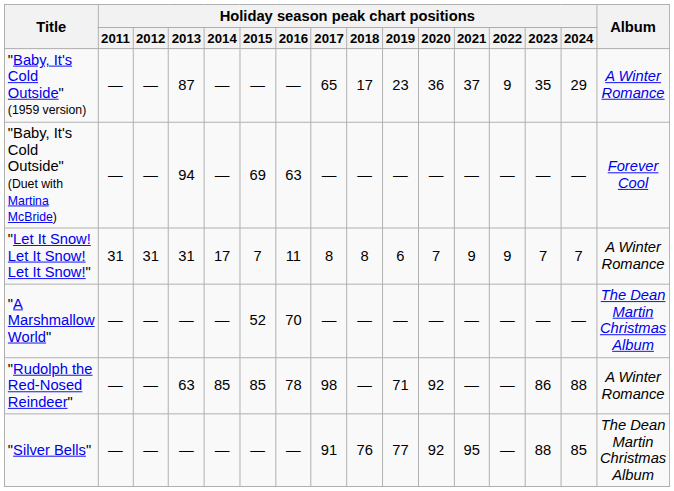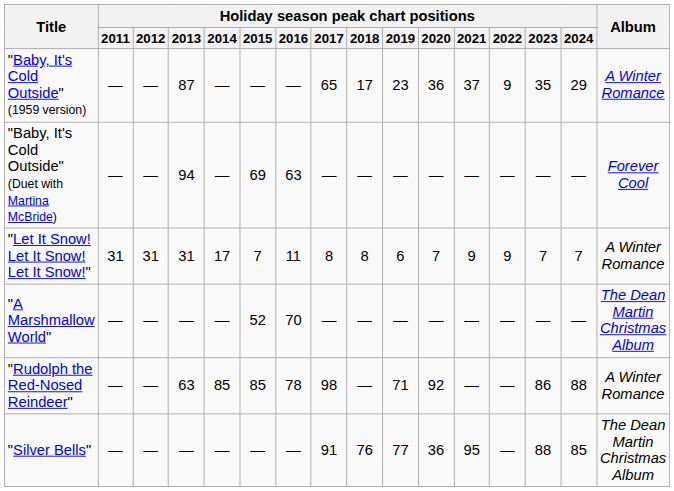(436, 450) 92 -> (436, 450) 36
